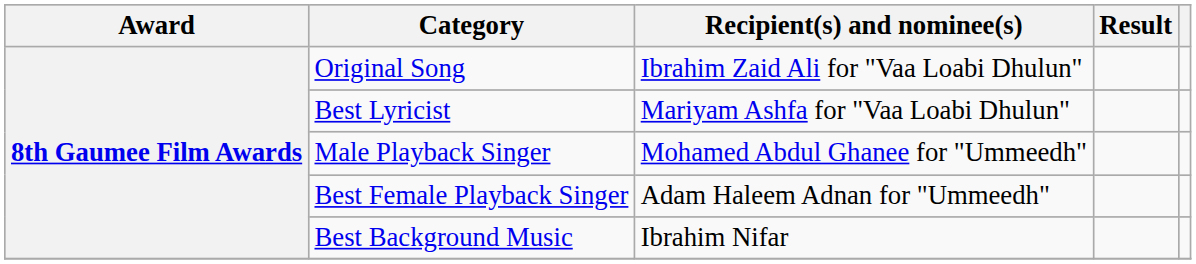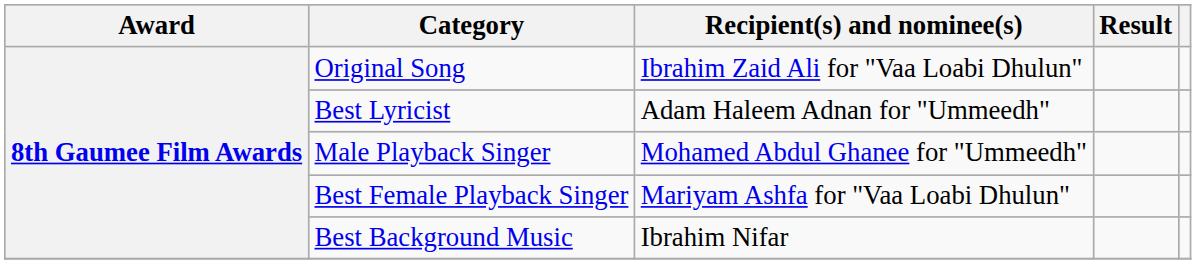(855, 110) Mariyam Ashfa for "Vaa Loabi Dhulun" -> (845, 110) Adam Haleem Adnan for "Ummeedh"
(845, 195) Adam Haleem Adnan for "Ummeedh" -> (855, 195) Mariyam Ashfa for "Vaa Loabi Dhulun"
